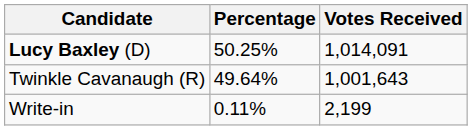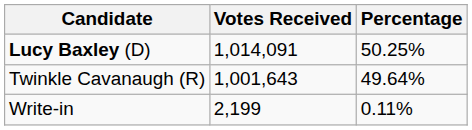columns swapped: (393, 19) <-> (265, 19)
